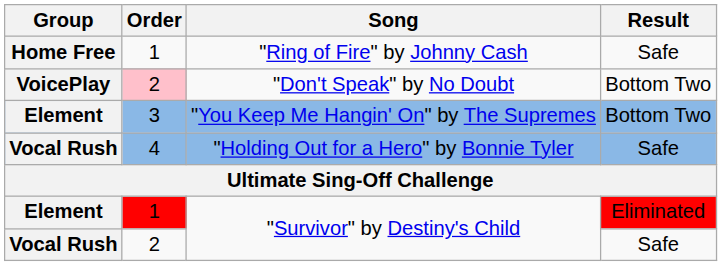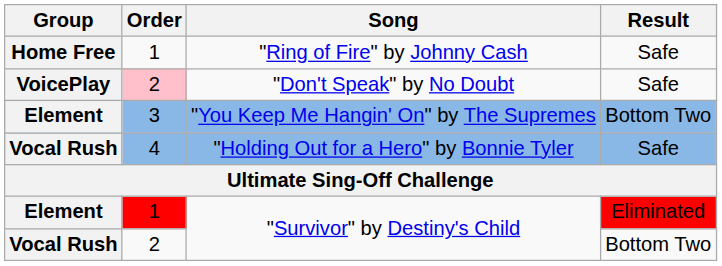(658, 84) Bottom Two -> (658, 84) Safe
(658, 244) Safe -> (658, 244) Bottom Two
